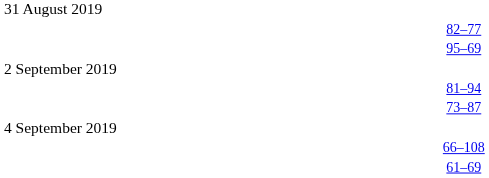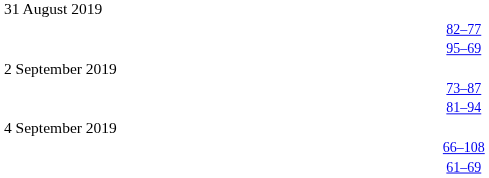rows swapped: (194, 89) <-> (194, 108)
